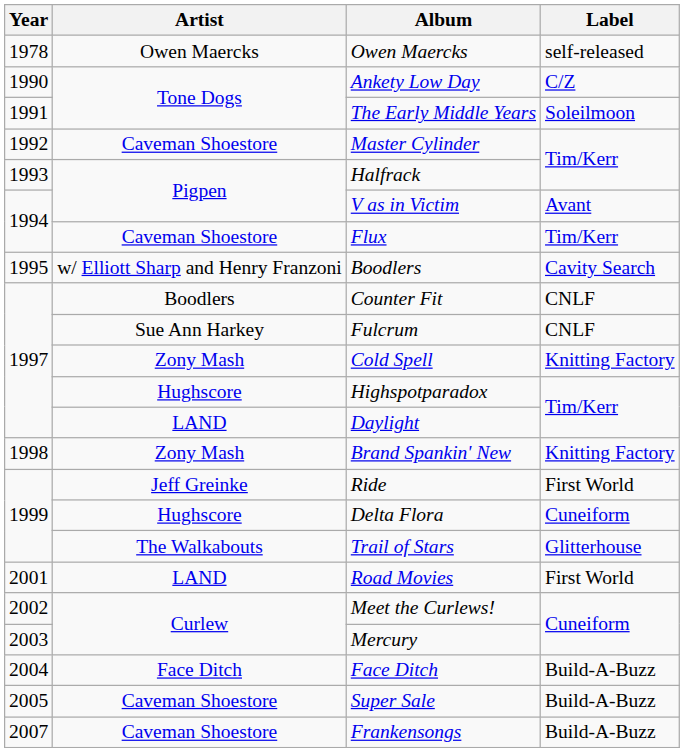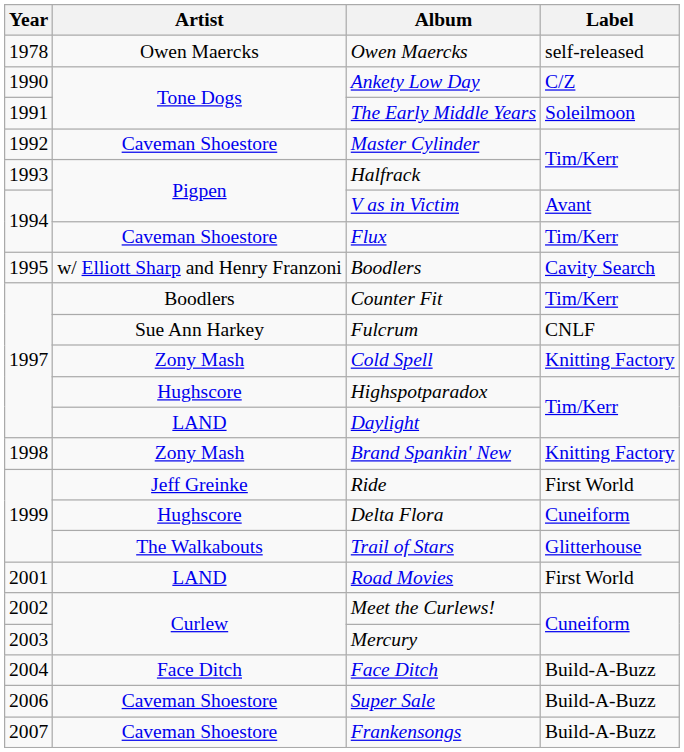(570, 298) CNLF -> (582, 298) Tim/Kerr
(29, 701) 2005 -> (29, 701) 2006
